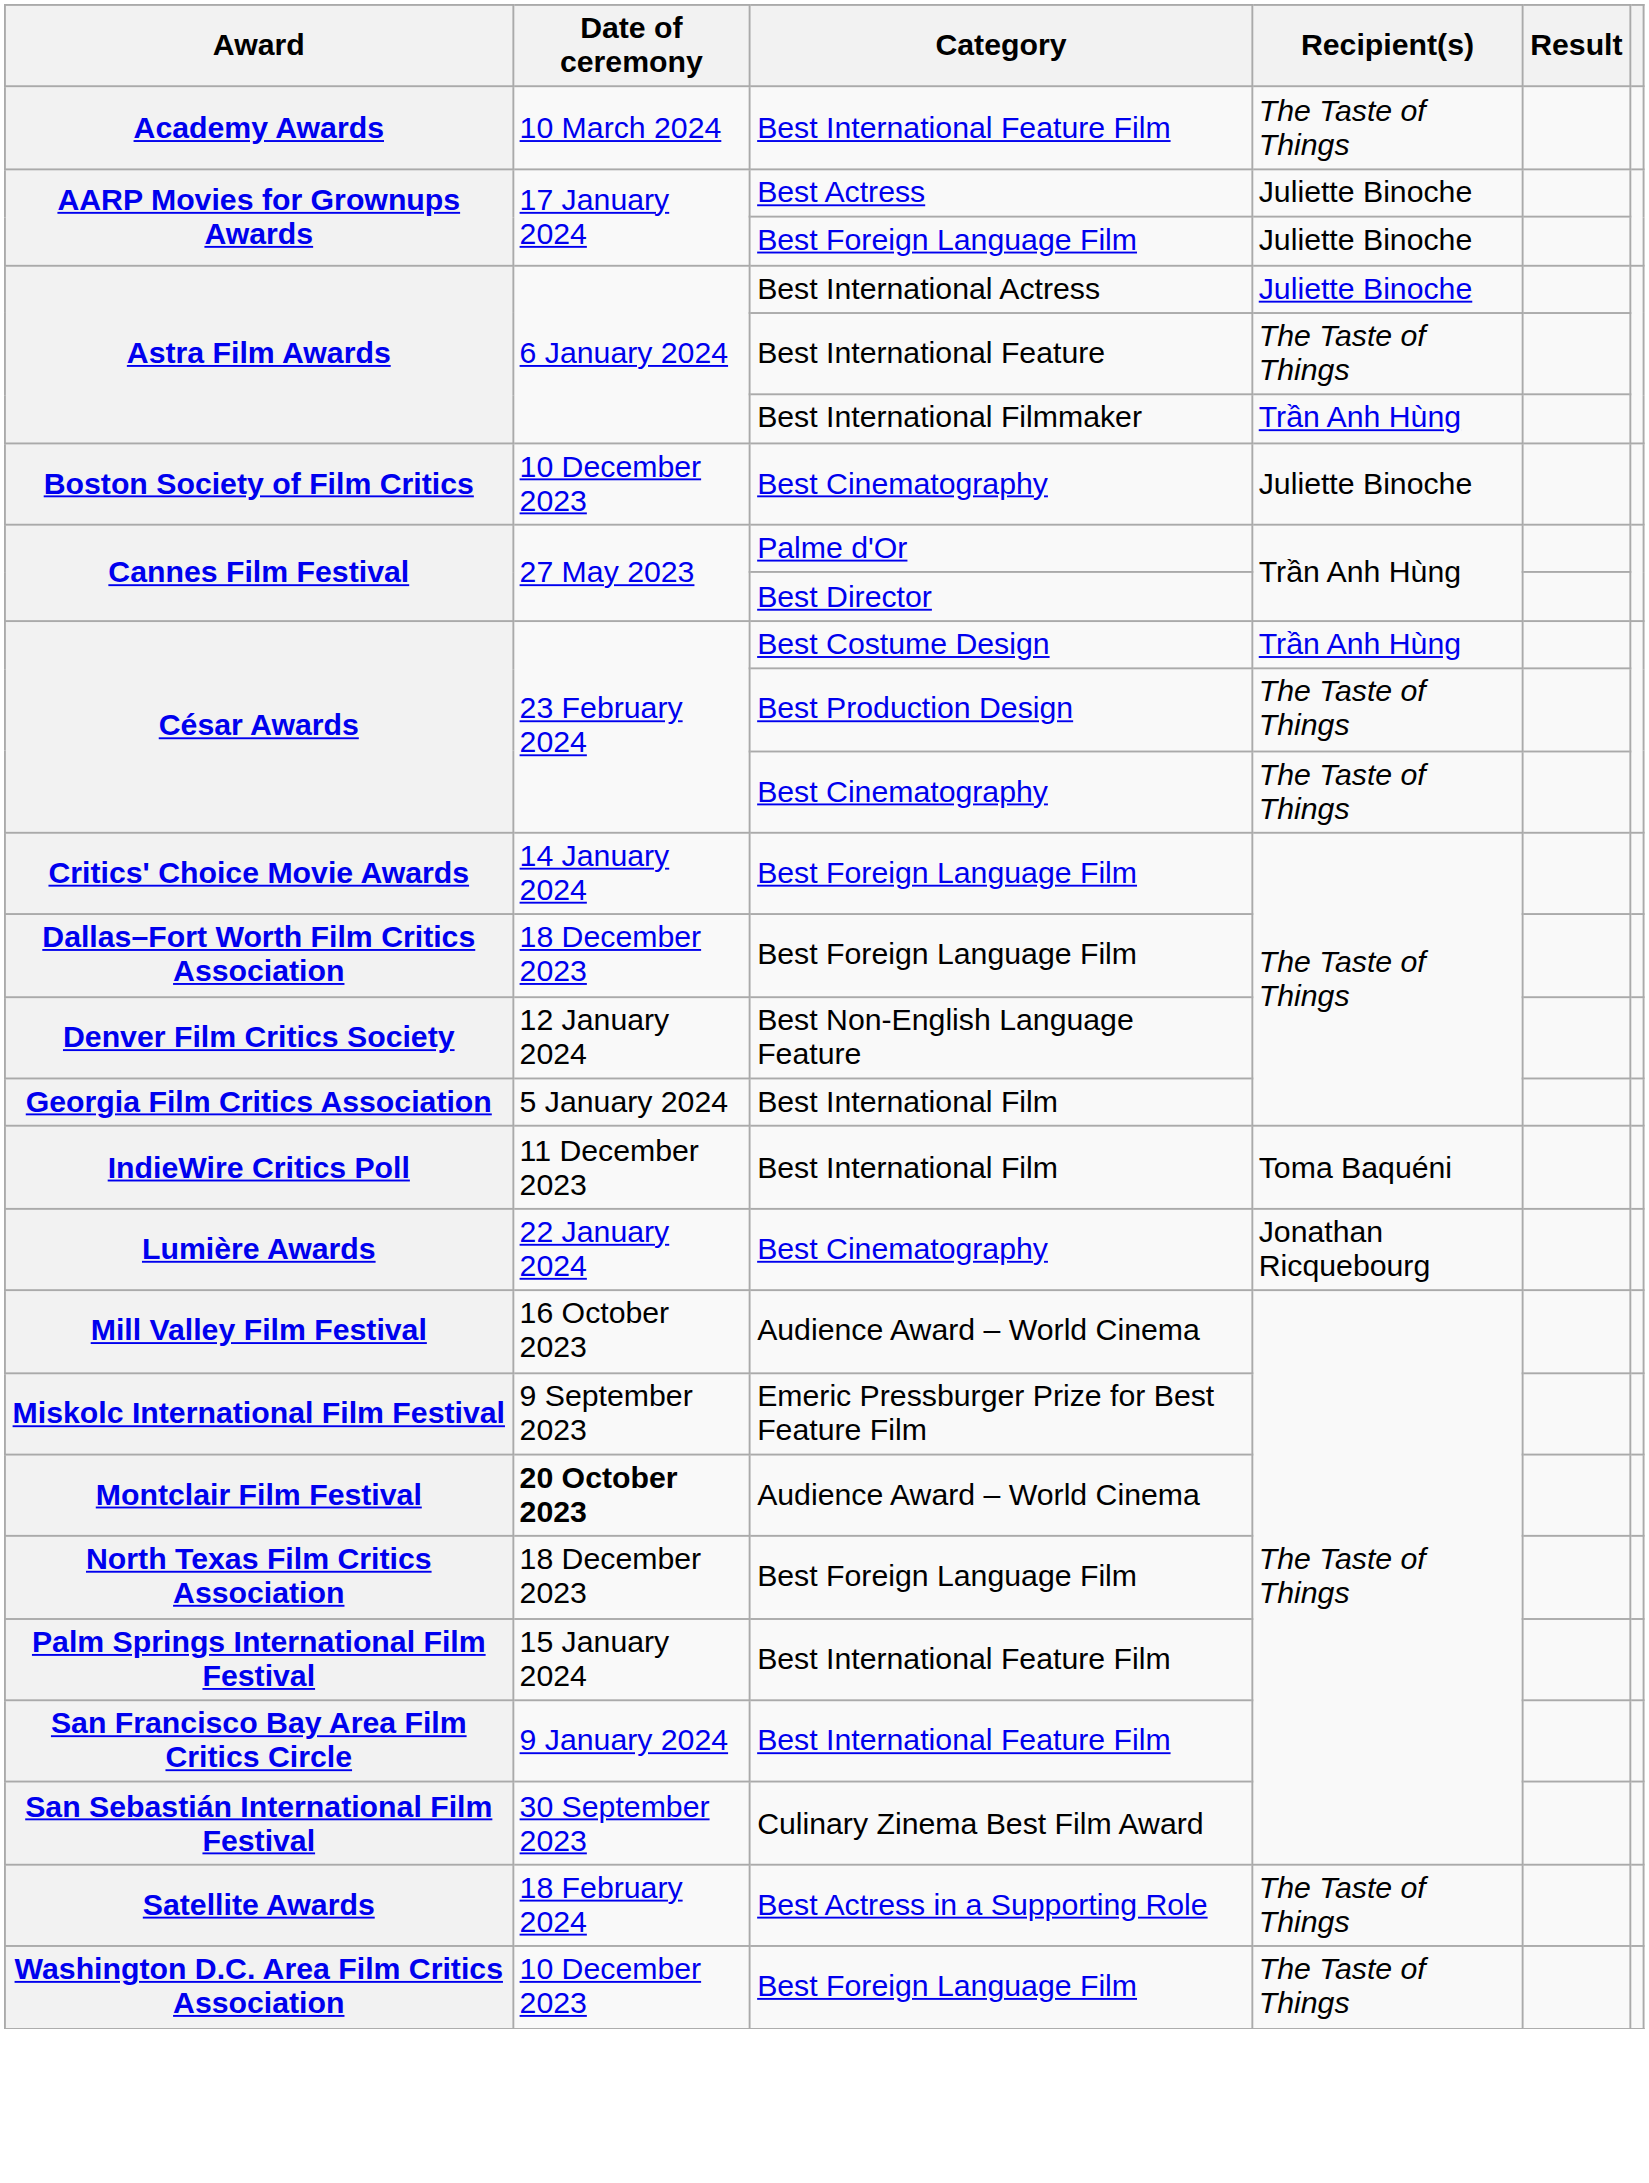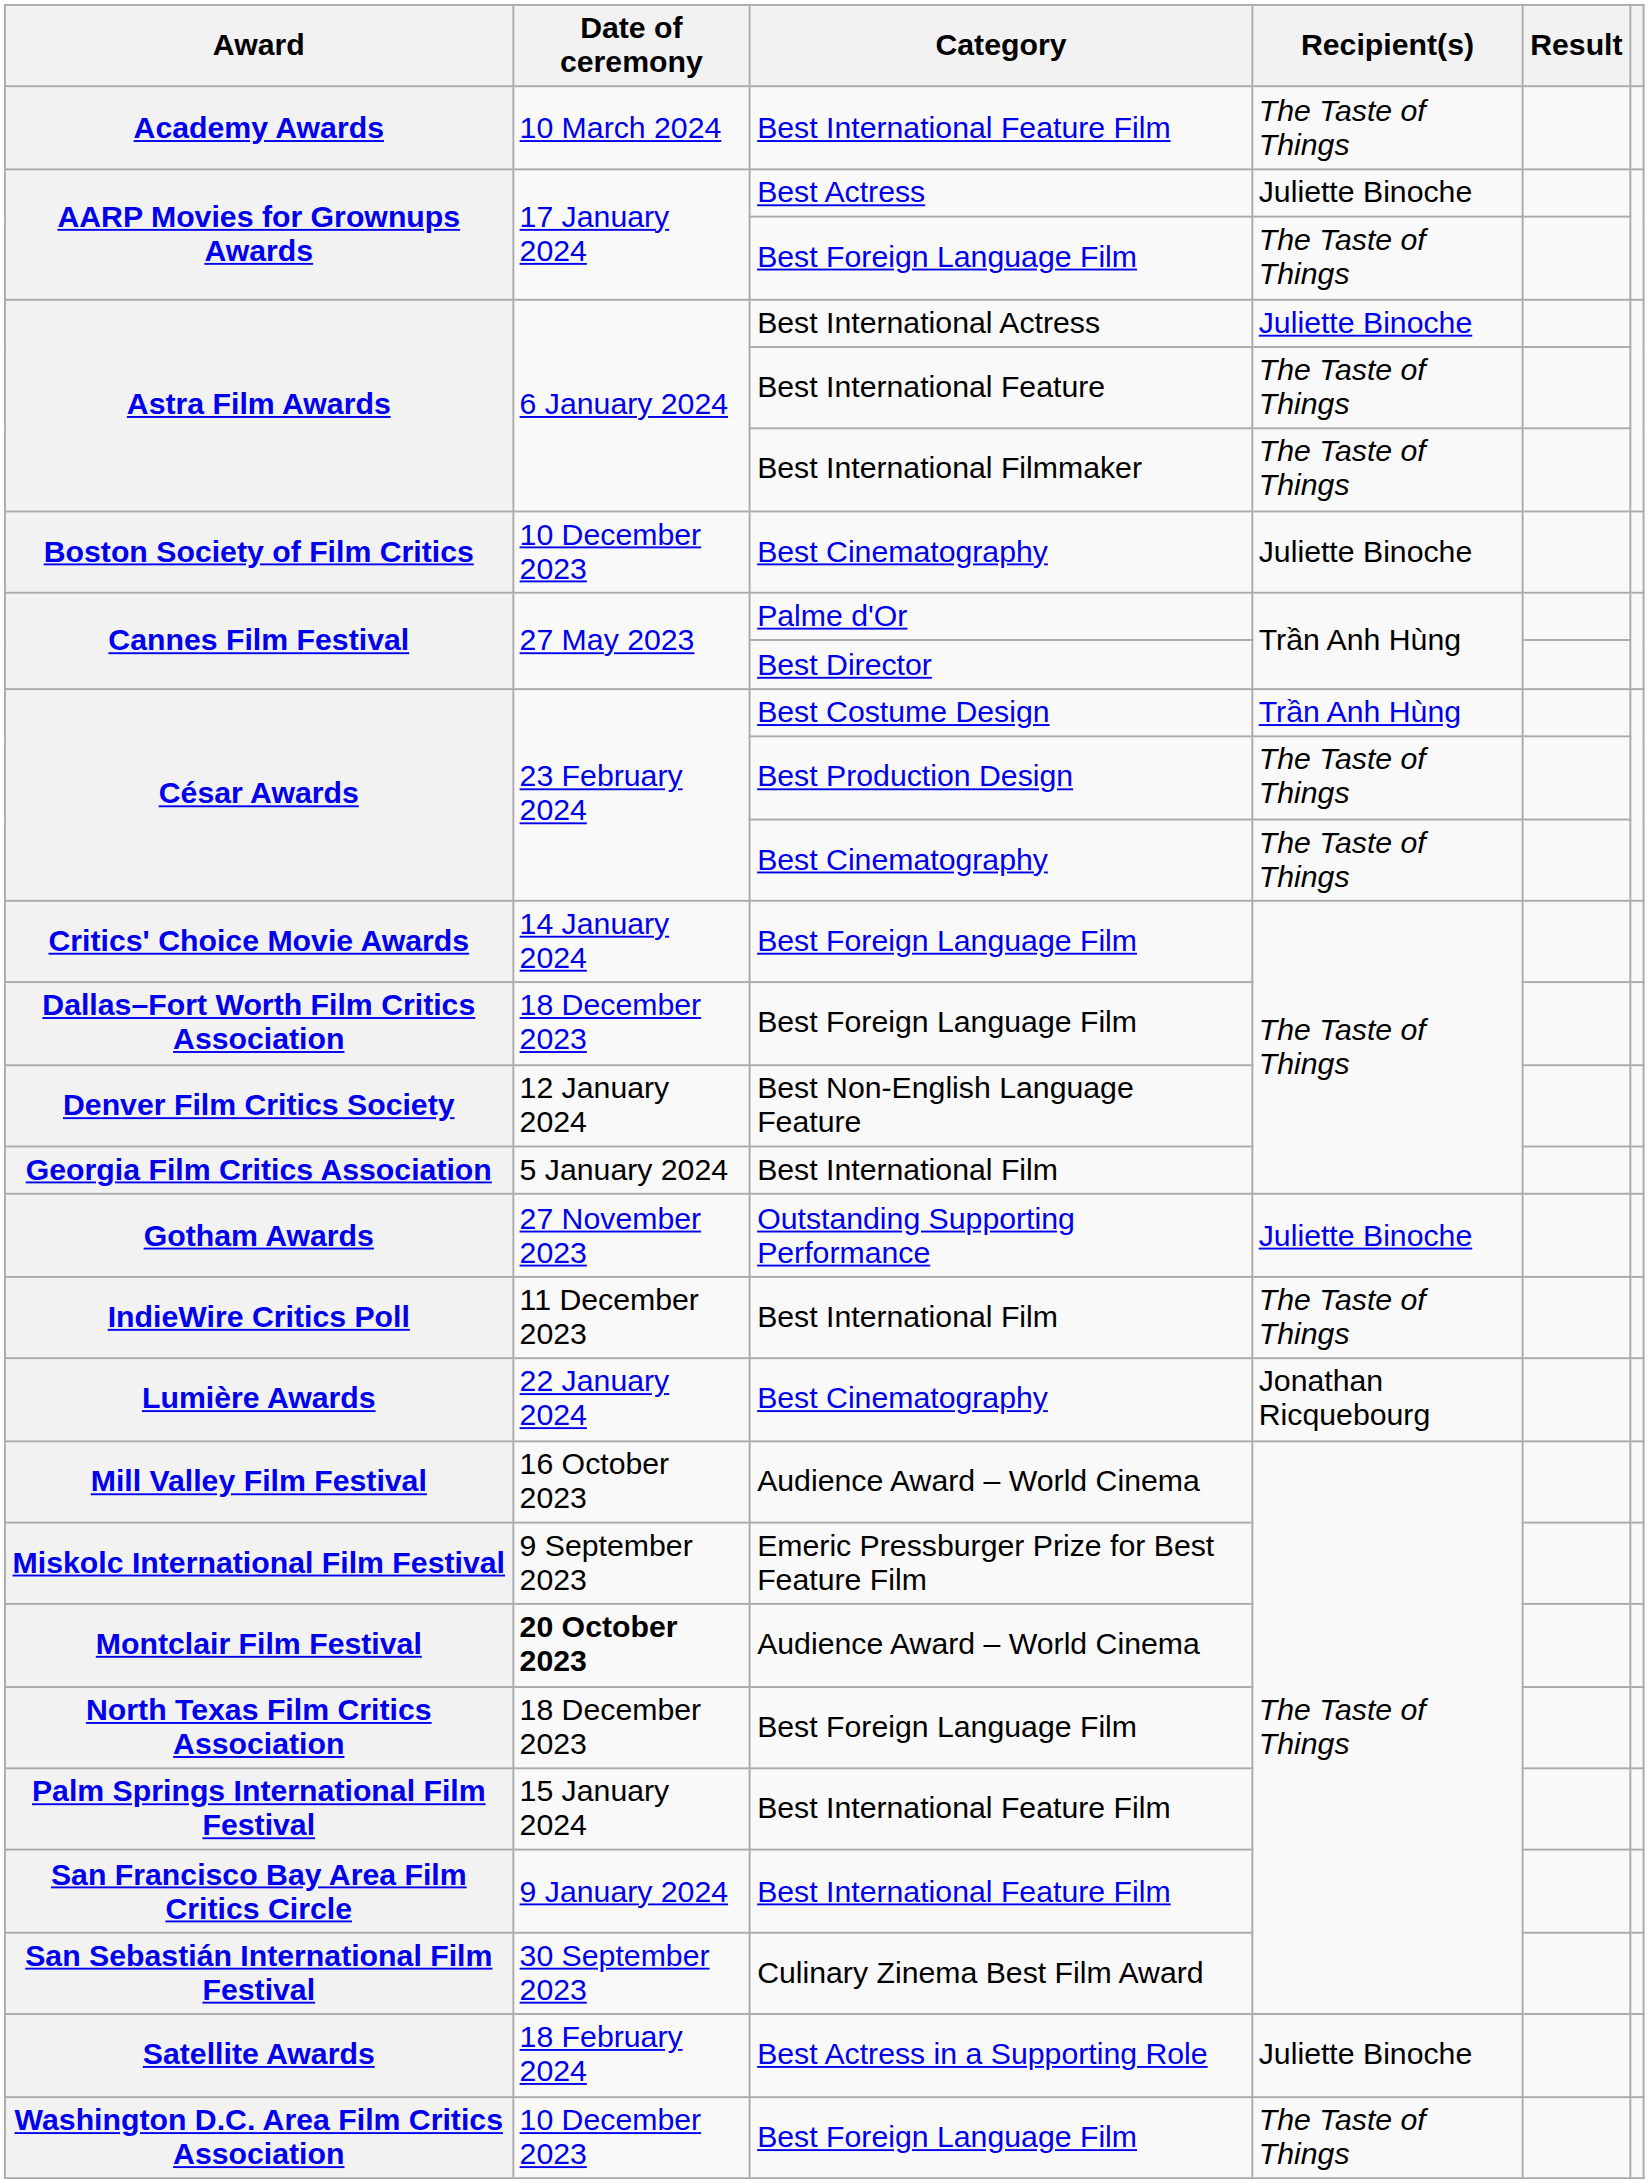(1366, 240) Juliette Binoche -> (1342, 257) The Taste of Things
(1360, 418) Trần Anh Hùng -> (1342, 469) The Taste of Things
+ row: (259, 1235)
(1355, 1166) Toma Baquéni -> (1342, 1316) The Taste of Things
(1342, 1904) The Taste of Things -> (1366, 2054) Juliette Binoche
